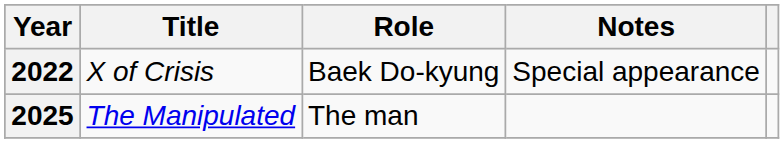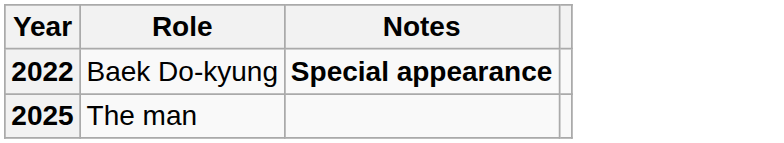- column: (191, 26)
(636, 71) normal -> (422, 71) bold
